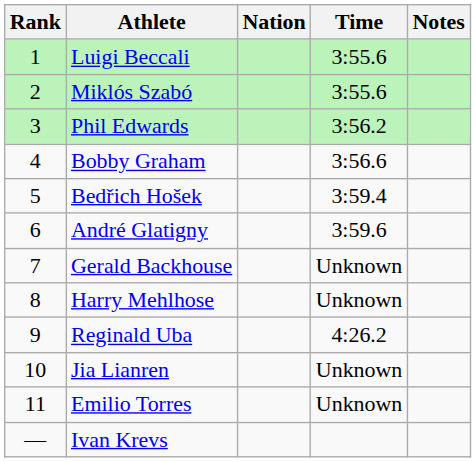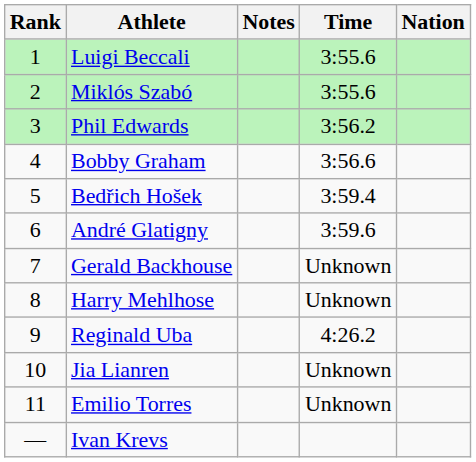columns swapped: (274, 21) <-> (439, 21)
